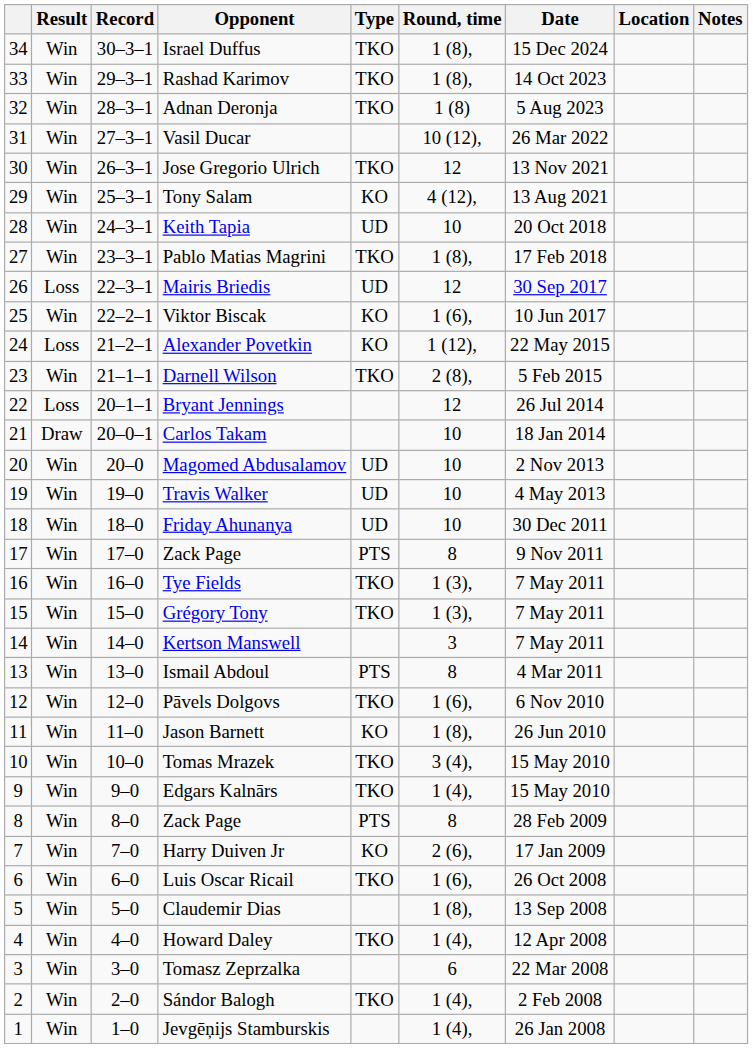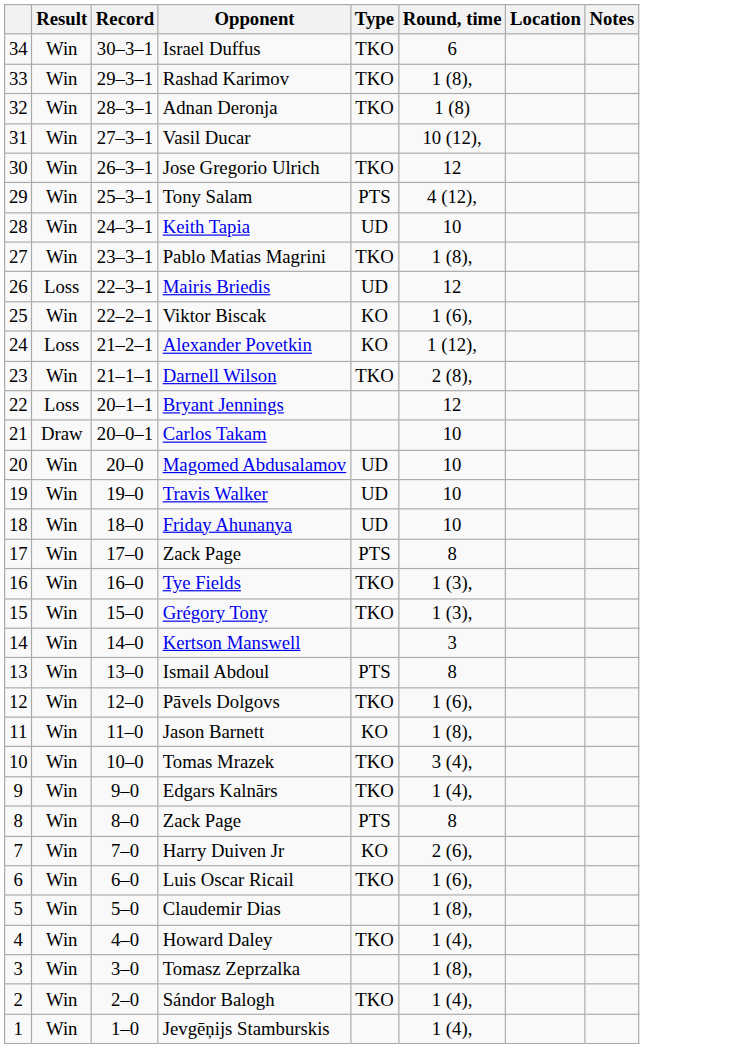- column: (560, 19)
(452, 49) 1 (8), -> (452, 49) 6
(374, 197) KO -> (374, 197) PTS
(452, 969) 6 -> (452, 969) 1 (8),
